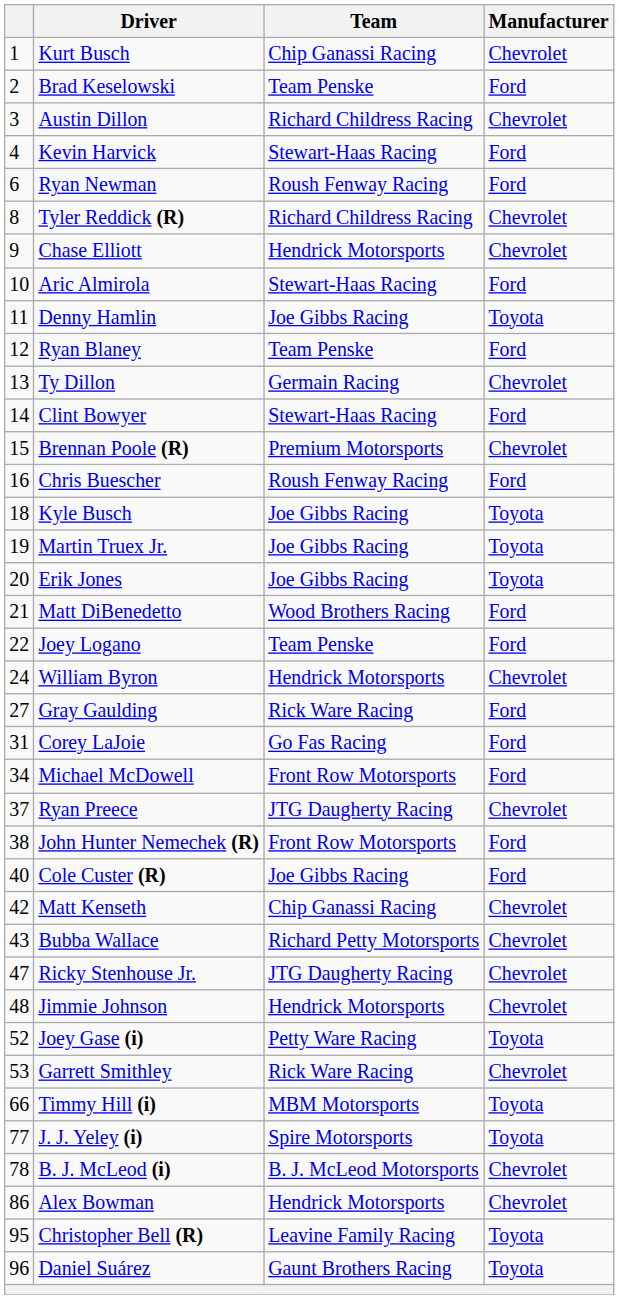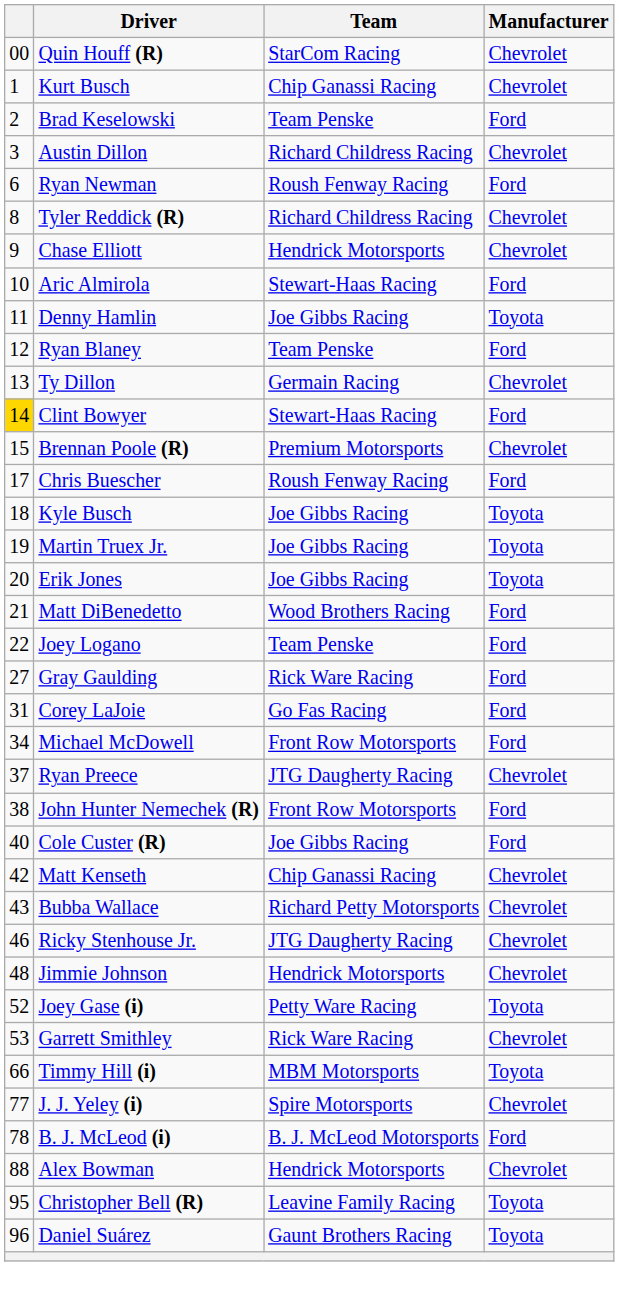+ row: (101, 53)
- row: (97, 152)
(19, 415) no background -> (19, 415) gold background
(19, 480) 16 -> (19, 480) 17
- row: (98, 677)
(19, 973) 47 -> (19, 940) 46
(516, 1137) Toyota -> (528, 1104) Chevrolet
(528, 1170) Chevrolet -> (507, 1137) Ford
(19, 1203) 86 -> (19, 1170) 88
